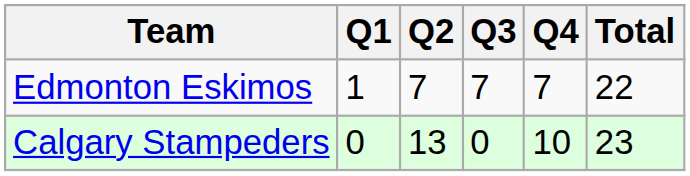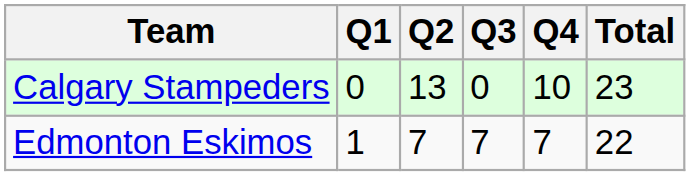rows swapped: (163, 87) <-> (171, 142)
